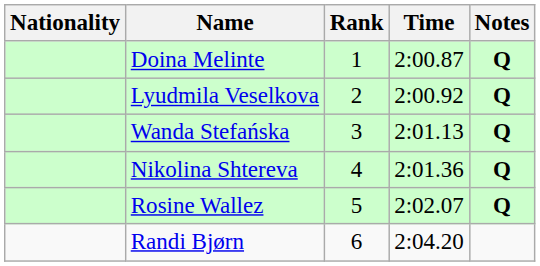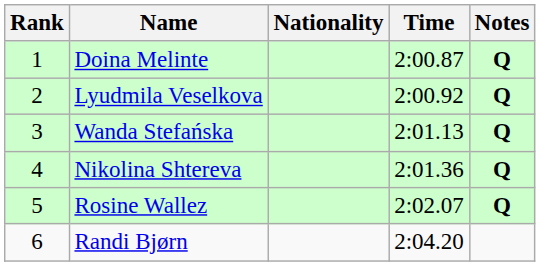columns swapped: (357, 22) <-> (65, 22)
